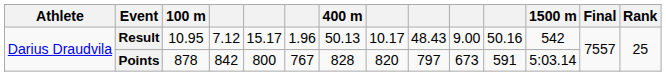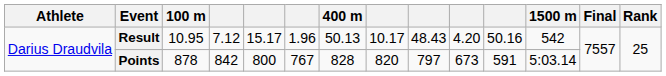(467, 38) 9.00 -> (467, 38) 4.20
